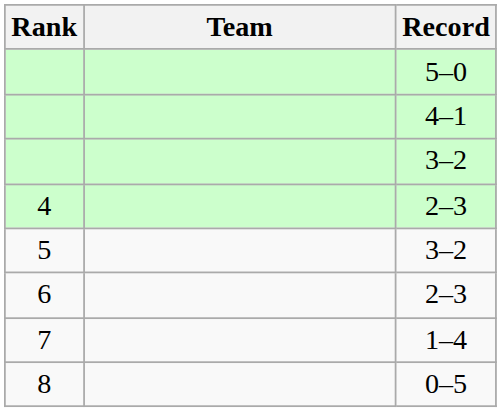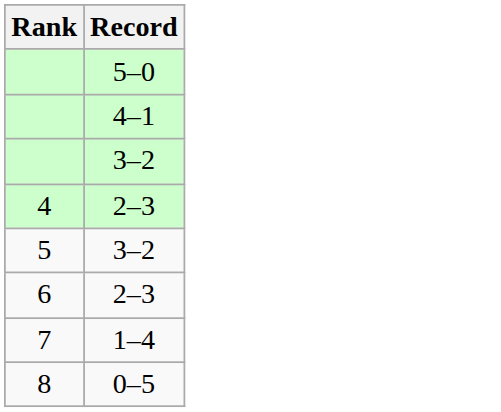- column: (240, 26)
